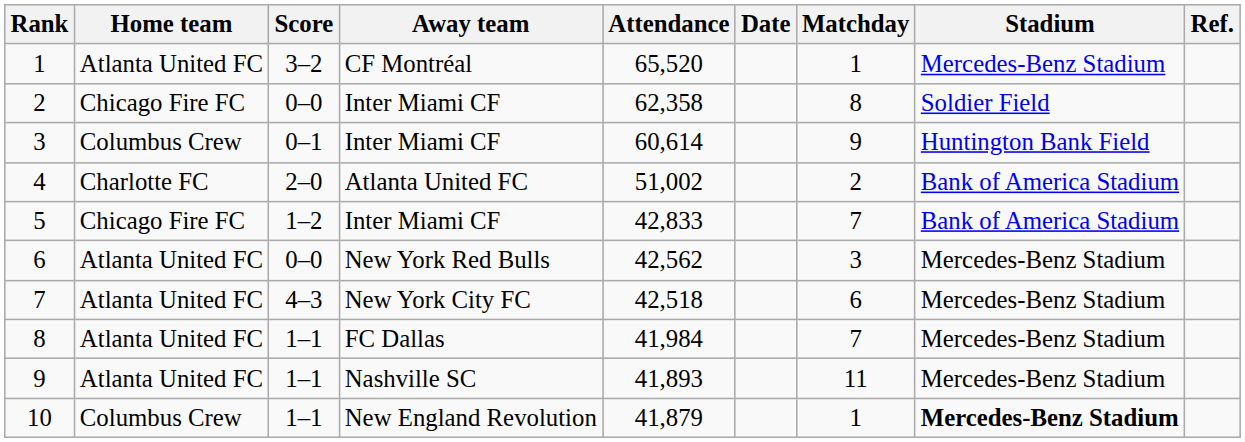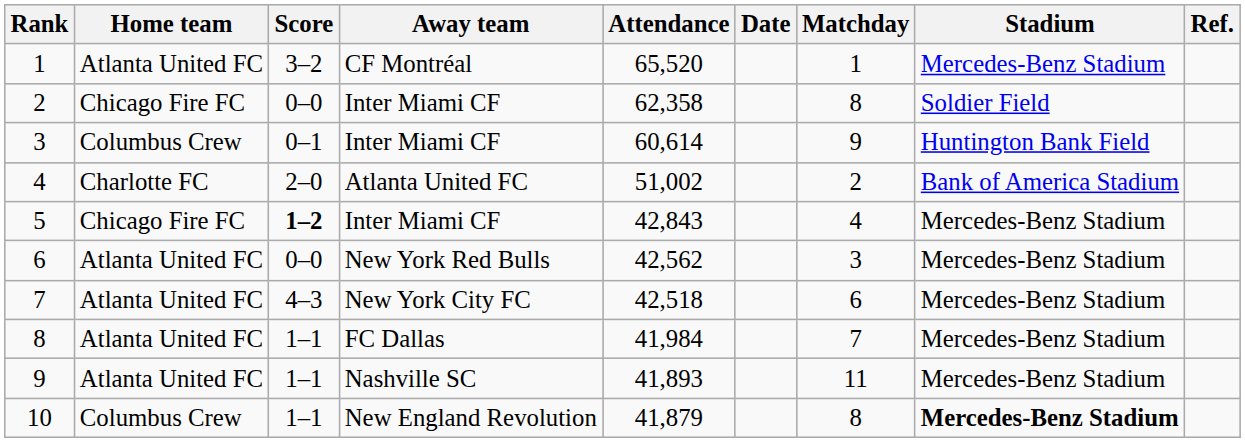(304, 220) normal -> (304, 220) bold
(669, 220) 42,833 -> (669, 220) 42,843
(856, 220) 7 -> (856, 220) 4
(1050, 220) Bank of America Stadium -> (1043, 220) Mercedes-Benz Stadium
(856, 417) 1 -> (856, 417) 8
